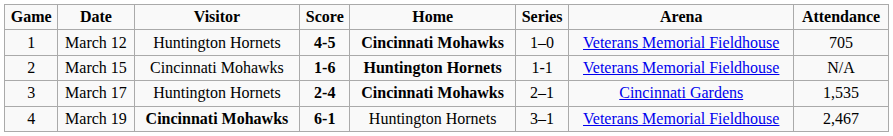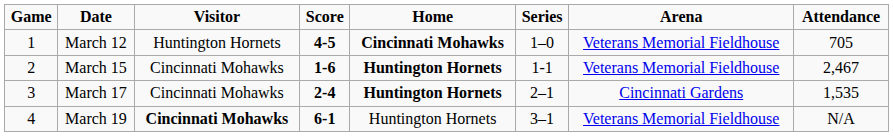(841, 67) N/A -> (841, 67) 2,467
(217, 93) Huntington Hornets -> (217, 93) Cincinnati Mohawks
(433, 93) Cincinnati Mohawks -> (433, 93) Huntington Hornets
(841, 118) 2,467 -> (841, 118) N/A
